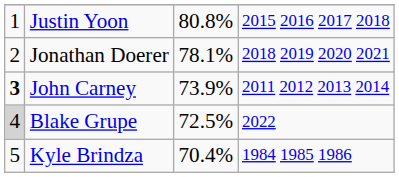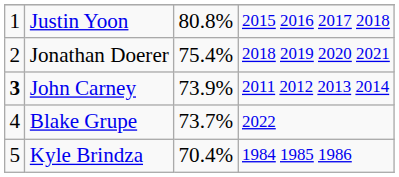(206, 54) 78.1% -> (206, 54) 75.4%
(15, 121) lightgrey background -> (15, 121) no background
(206, 121) 72.5% -> (206, 121) 73.7%
